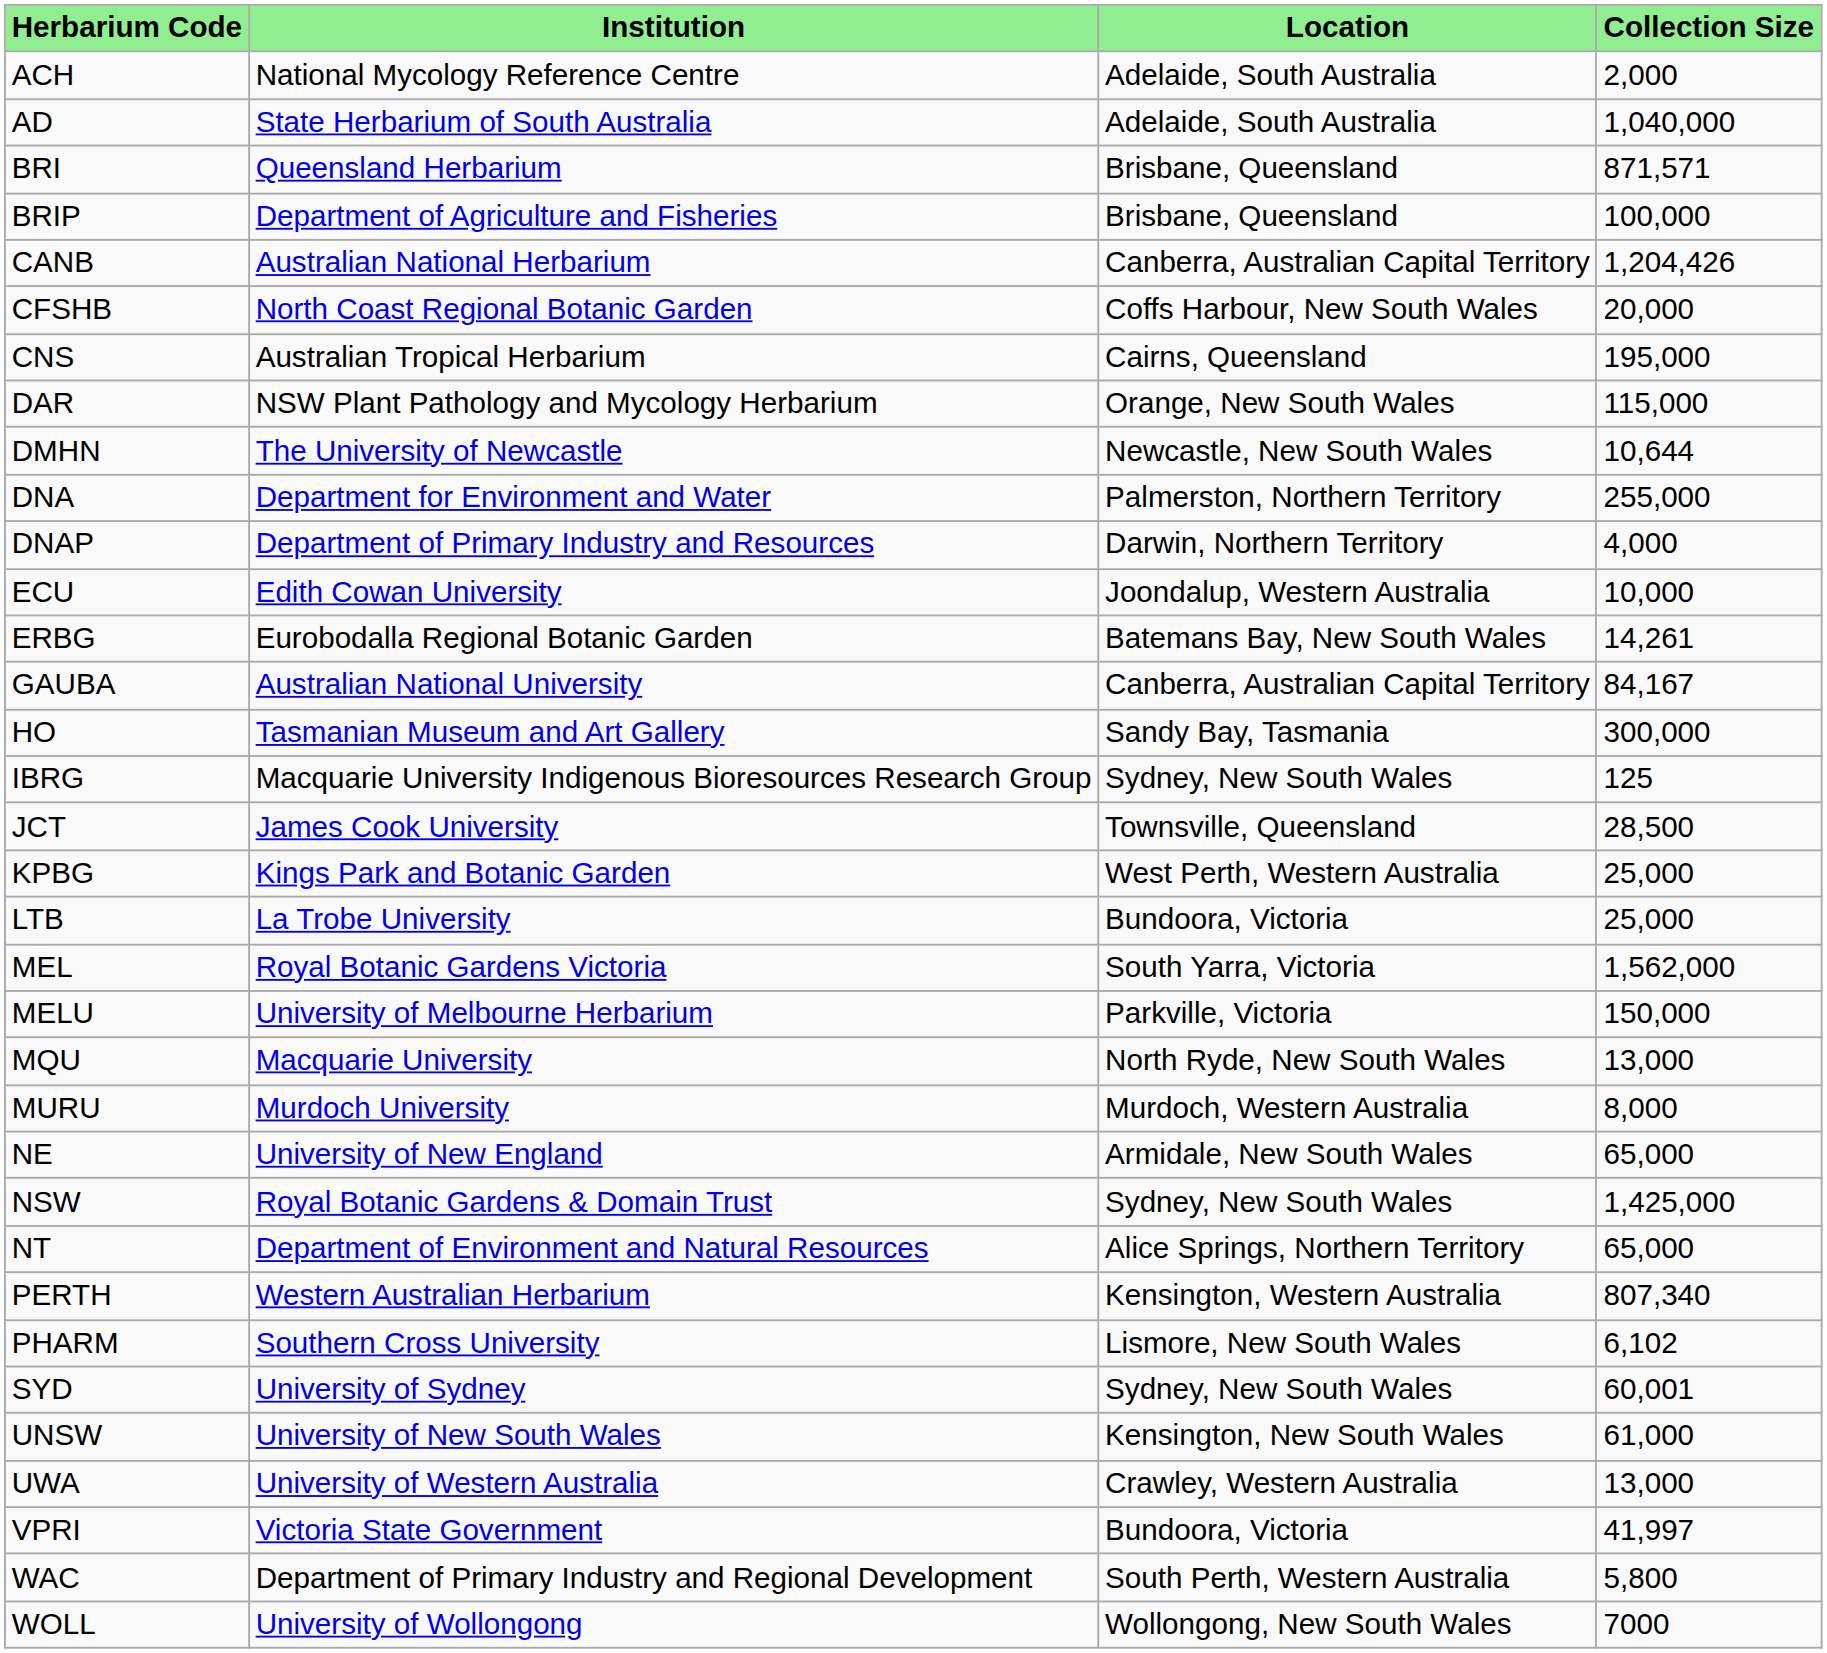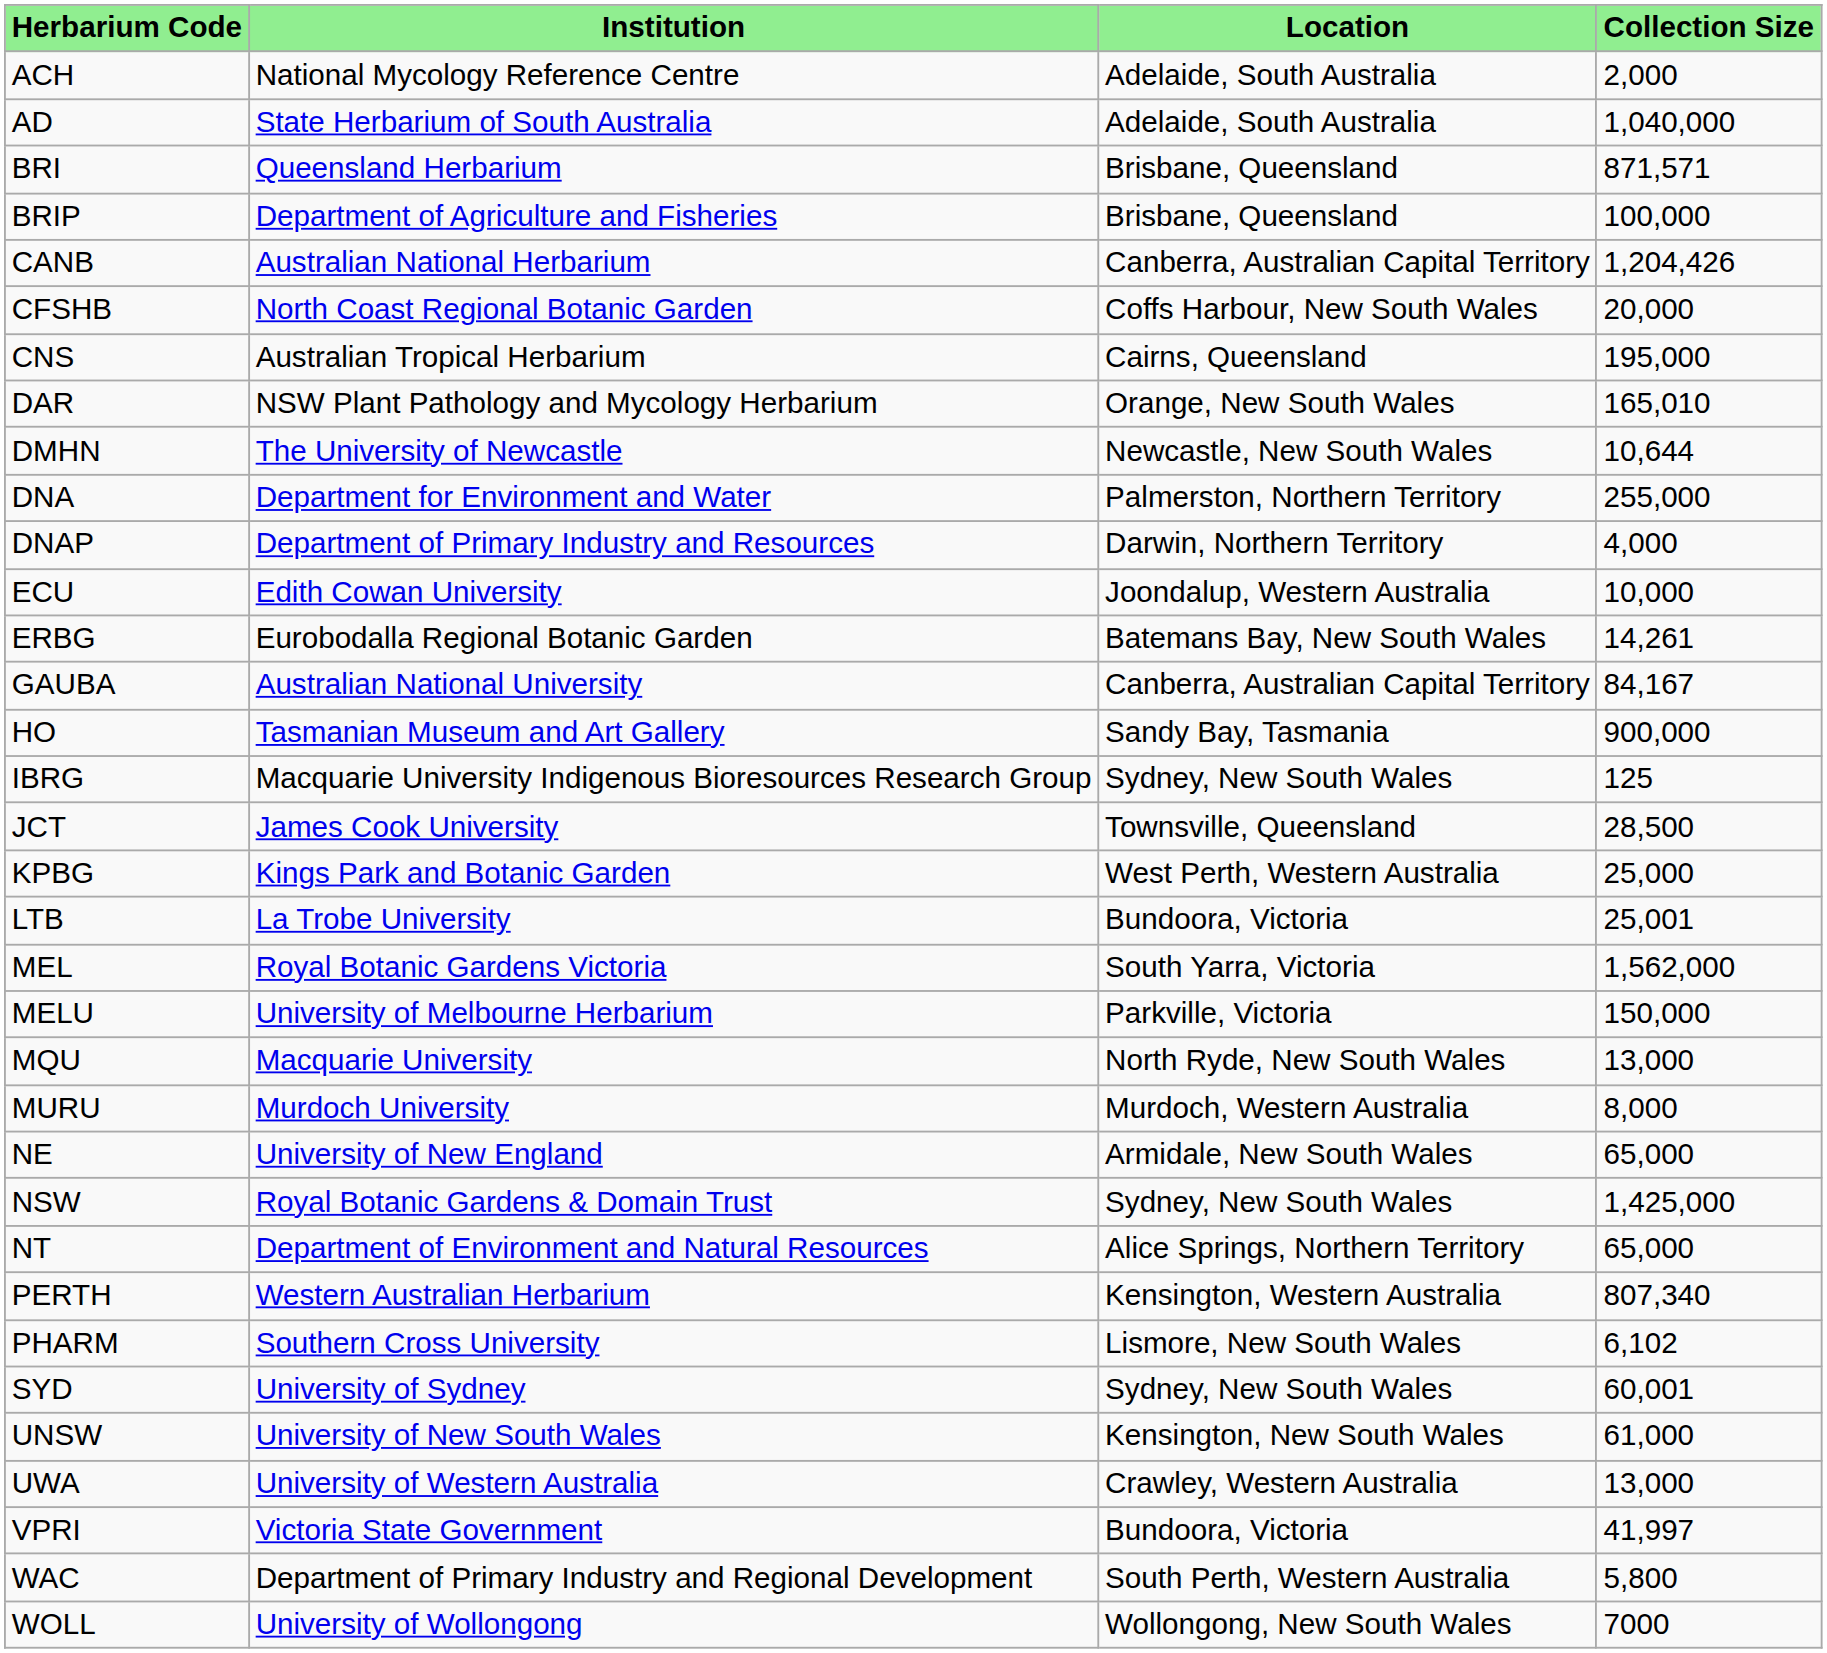(1656, 403) 115,000 -> (1657, 403) 165,010
(1657, 732) 300,000 -> (1657, 732) 900,000
(1649, 919) 25,000 -> (1649, 919) 25,001
